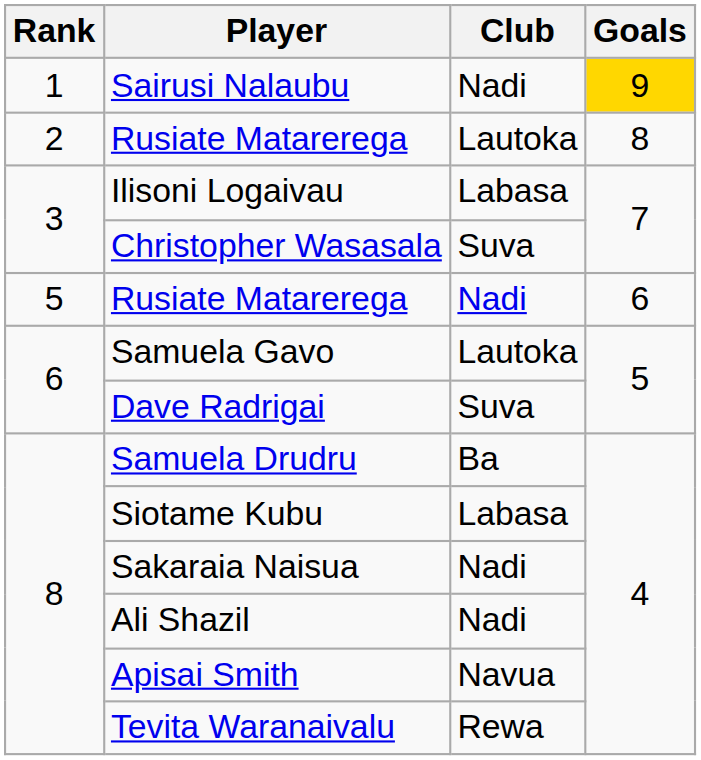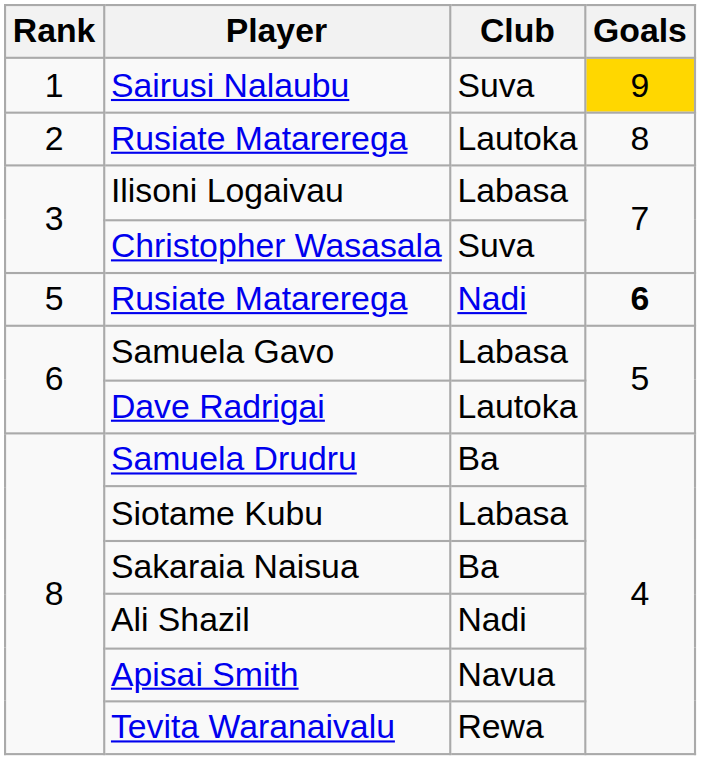(492, 84) Nadi -> (496, 84) Suva
(640, 298) normal -> (640, 298) bold
(517, 352) Lautoka -> (513, 352) Labasa
(496, 406) Suva -> (517, 406) Lautoka
(492, 566) Nadi -> (478, 566) Ba
